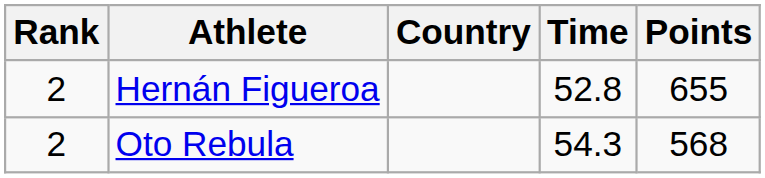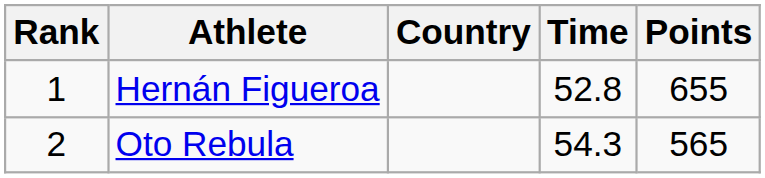(56, 88) 2 -> (56, 88) 1
(699, 144) 568 -> (699, 144) 565
